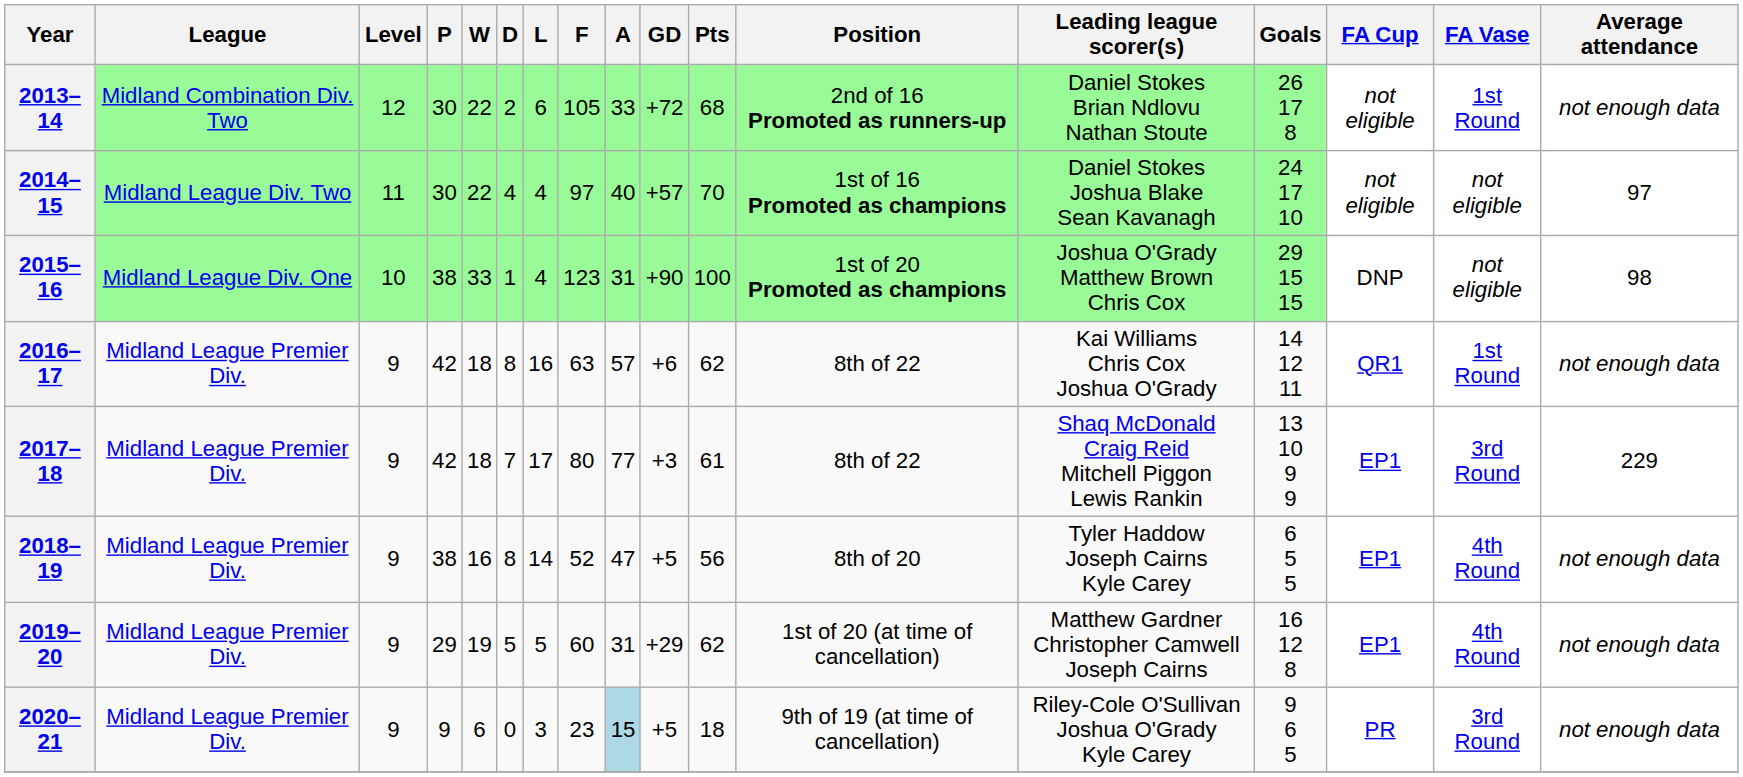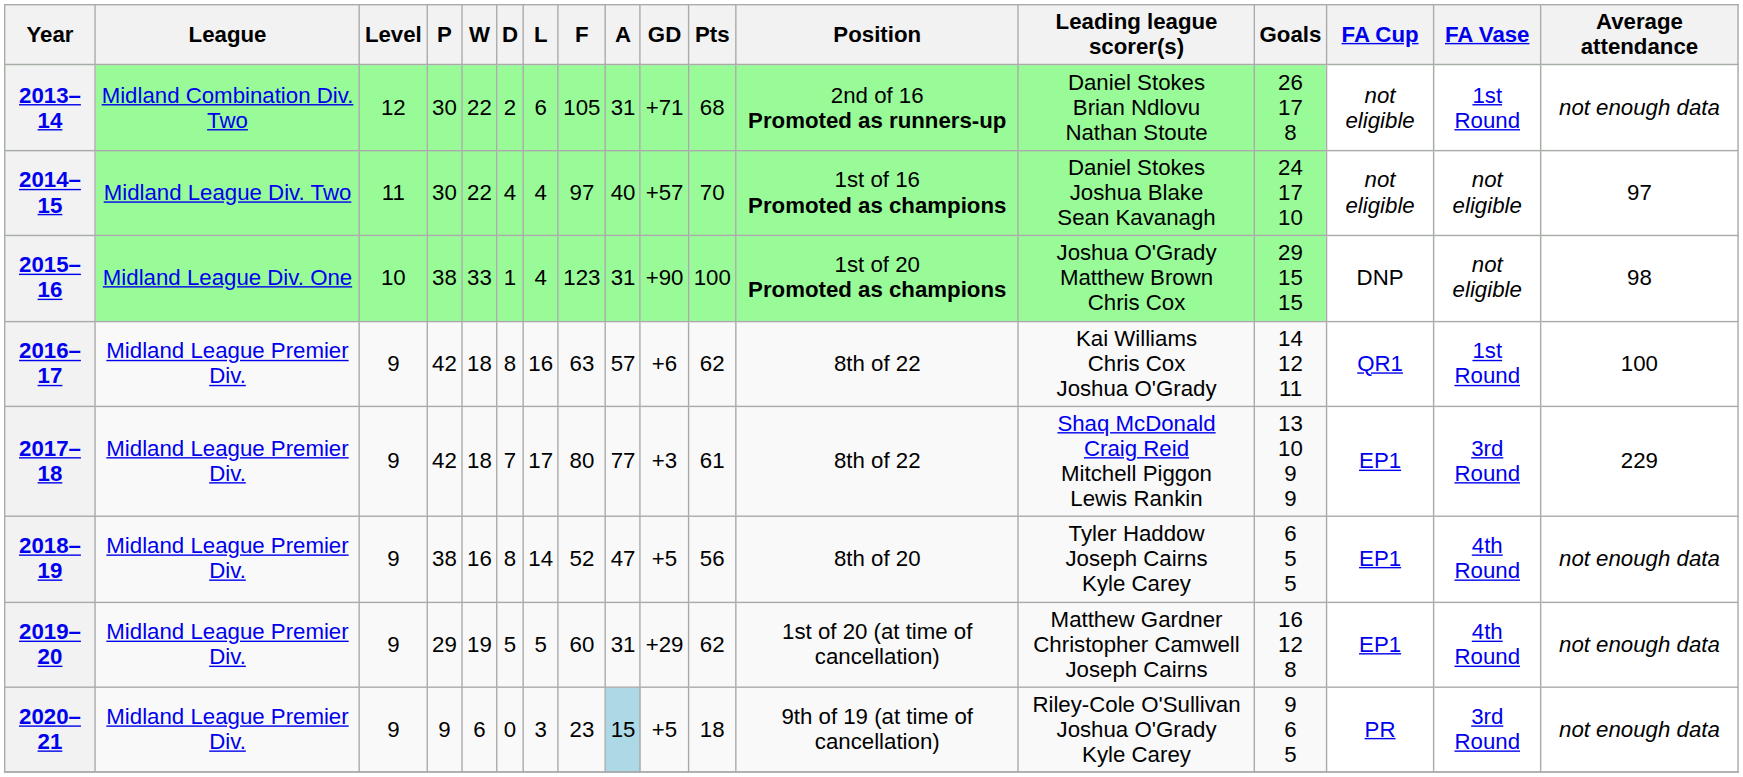(623, 107) 33 -> (623, 107) 31
(665, 107) +72 -> (665, 107) +71
(1639, 363) not enough data -> (1639, 363) 100
